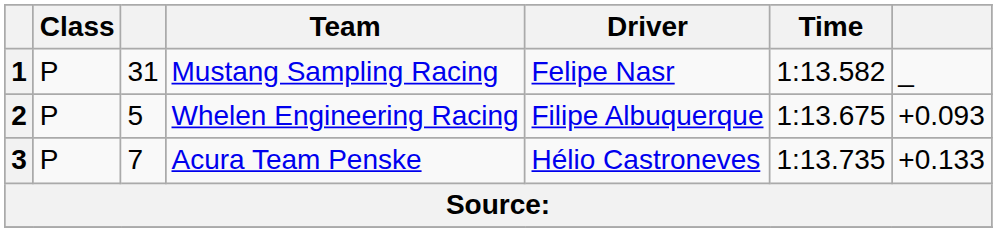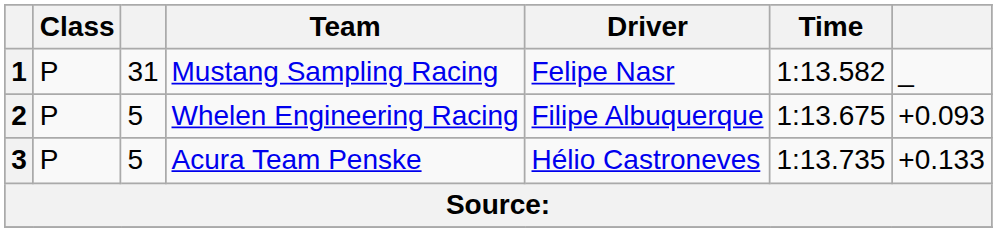(135, 159) 7 -> (135, 159) 5
